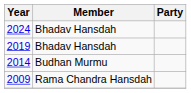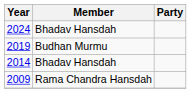(76, 46) Bhadav Hansdah -> (71, 46) Budhan Murmu
(71, 63) Budhan Murmu -> (76, 63) Bhadav Hansdah
